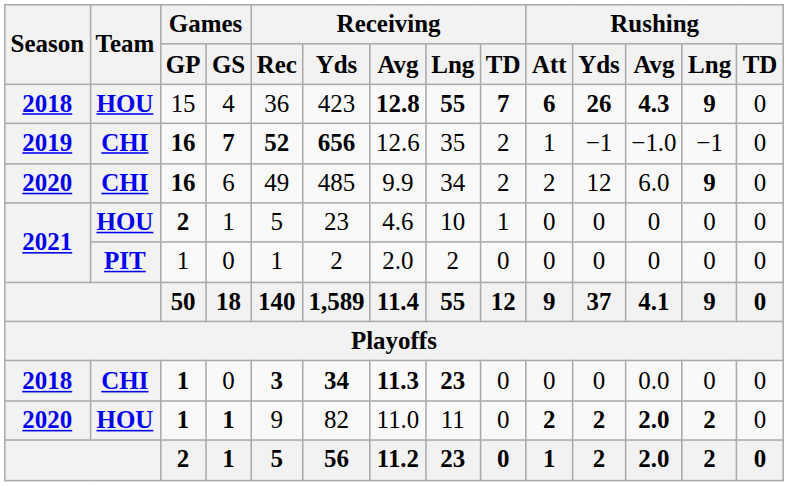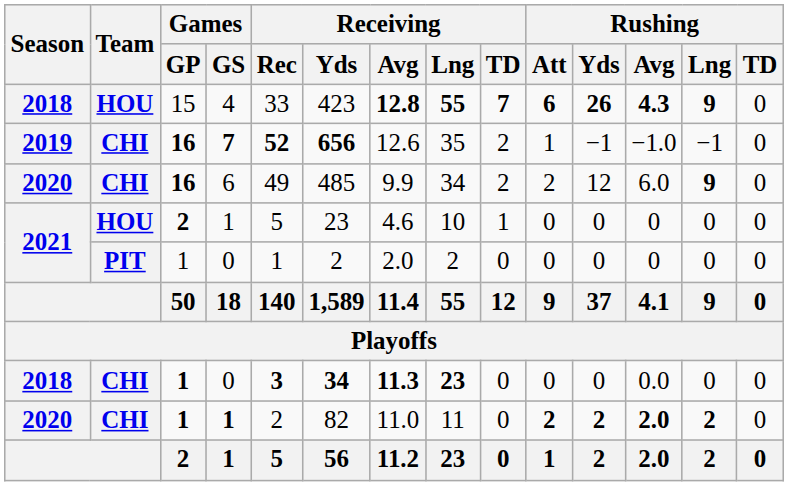(277, 103) 36 -> (277, 103) 33
(125, 420) HOU -> (125, 420) CHI
(277, 420) 9 -> (277, 420) 2
